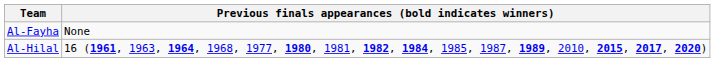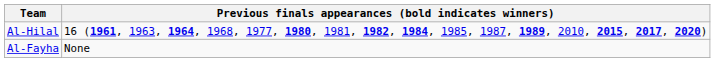rows swapped: (33, 48) <-> (33, 31)
